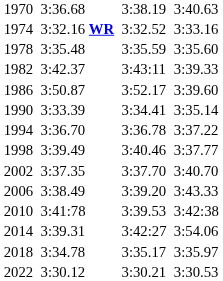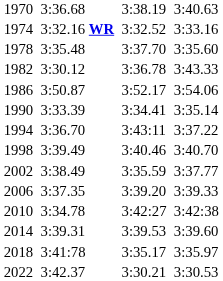(144, 49) 3:35.59 -> (144, 49) 3:37.70
(63, 69) 3:42.37 -> (63, 69) 3:30.12
(144, 69) 3:43:11 -> (144, 69) 3:36.78
(196, 69) 3:39.33 -> (196, 69) 3:43.33
(196, 90) 3:39.60 -> (196, 90) 3:54.06
(144, 130) 3:36.78 -> (144, 130) 3:43:11
(196, 150) 3:37.77 -> (196, 150) 3:40.70
(63, 171) 3:37.35 -> (63, 171) 3:38.49
(144, 171) 3:37.70 -> (144, 171) 3:35.59
(196, 171) 3:40.70 -> (196, 171) 3:37.77
(63, 191) 3:38.49 -> (63, 191) 3:37.35
(196, 191) 3:43.33 -> (196, 191) 3:39.33
(63, 211) 3:41:78 -> (63, 211) 3:34.78
(144, 211) 3:39.53 -> (144, 211) 3:42:27
(144, 231) 3:42:27 -> (144, 231) 3:39.53
(196, 231) 3:54.06 -> (196, 231) 3:39.60
(63, 251) 3:34.78 -> (63, 251) 3:41:78
(63, 272) 3:30.12 -> (63, 272) 3:42.37
